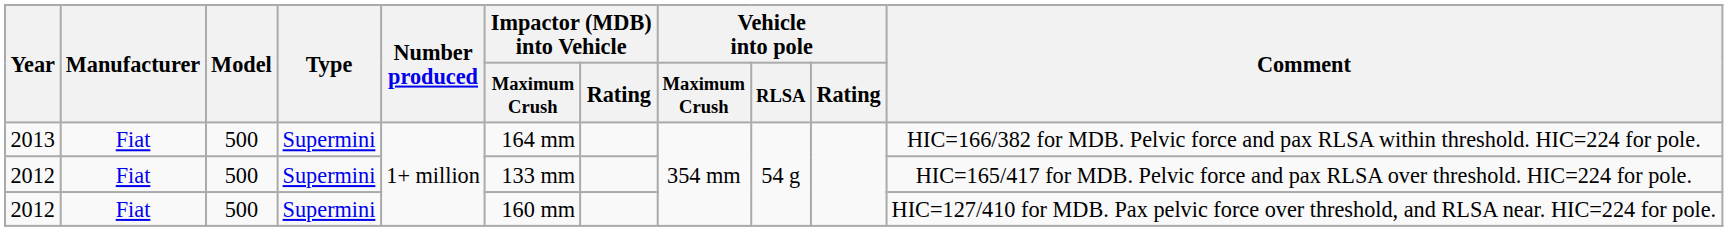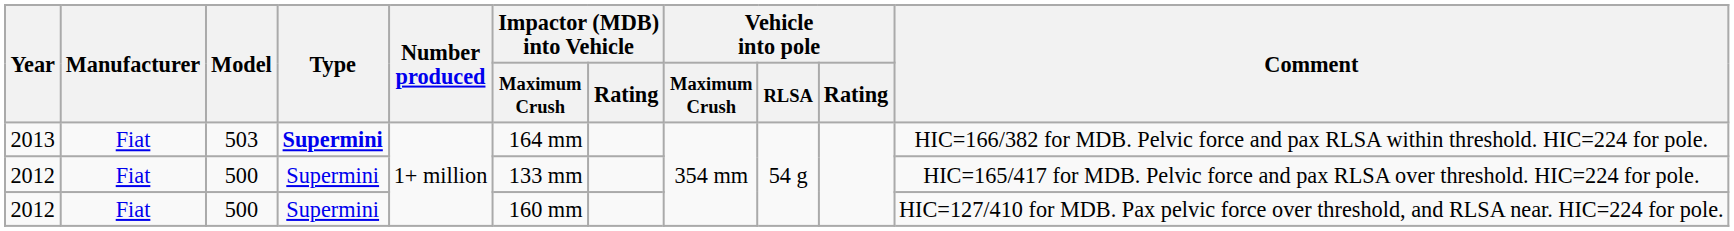(241, 140) 500 -> (241, 140) 503
(329, 140) normal -> (333, 140) bold
